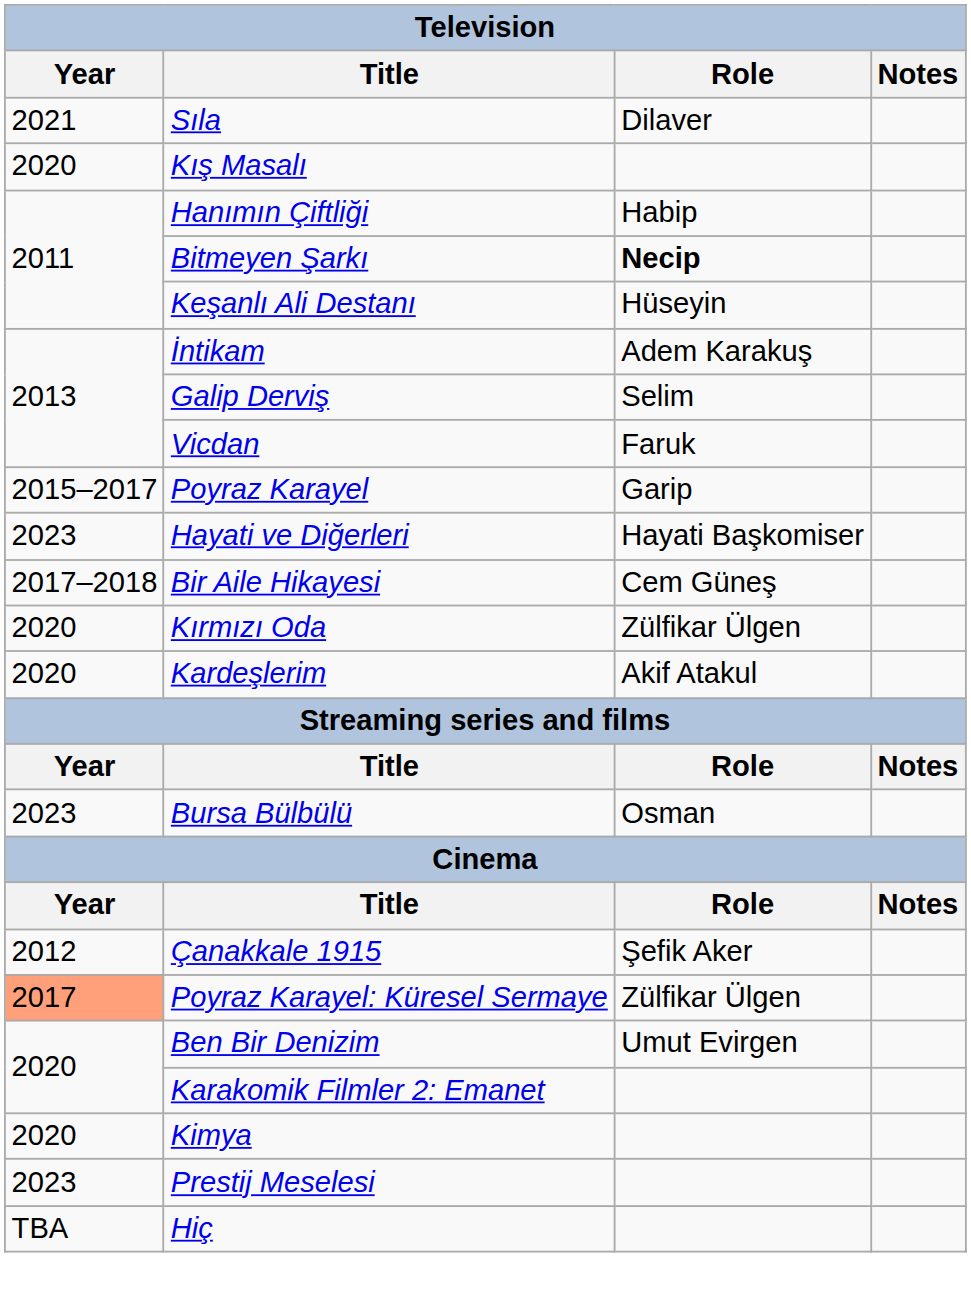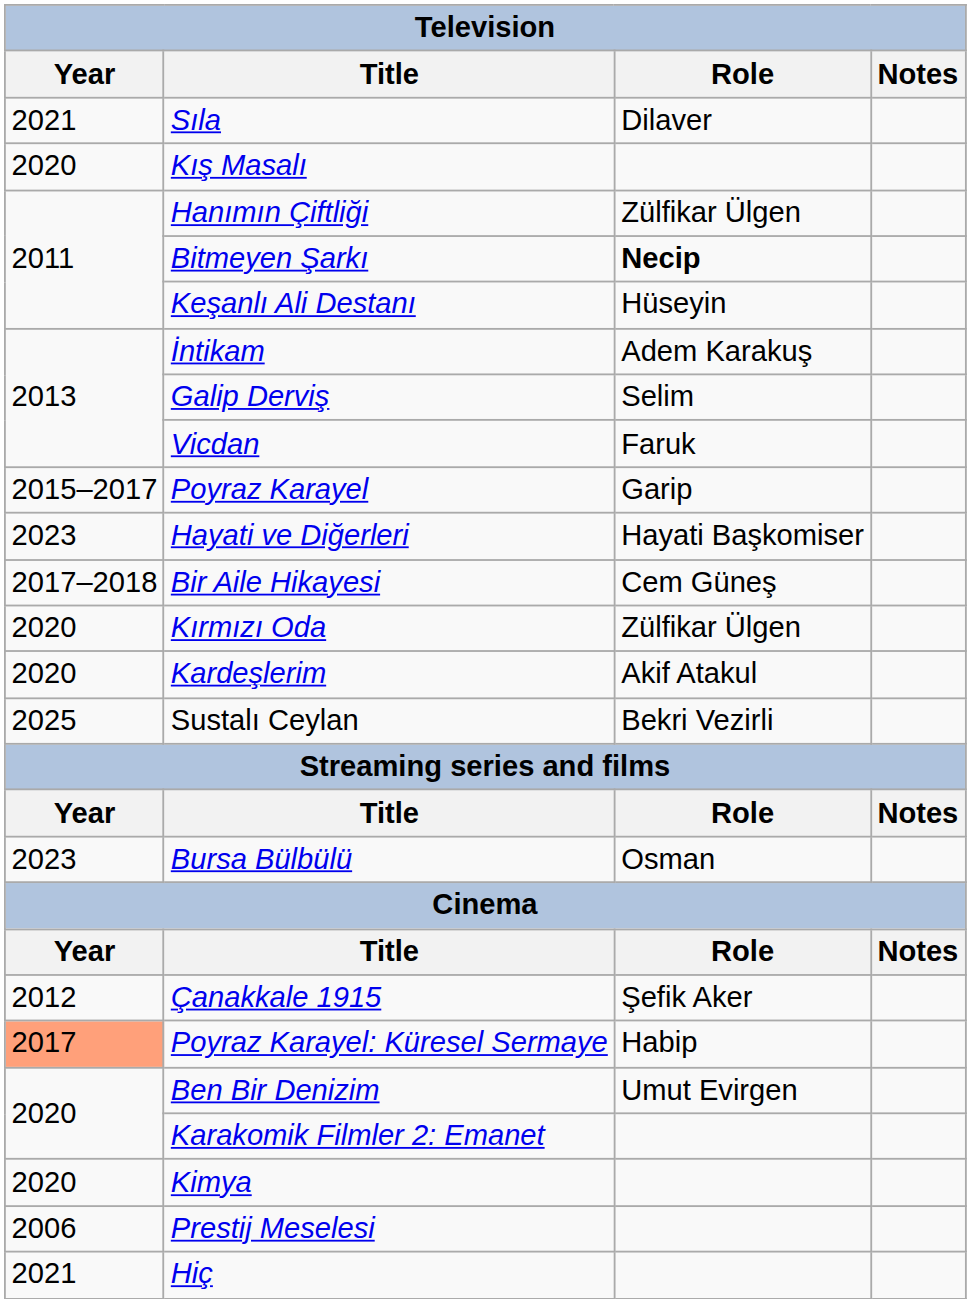(659, 212) Habip -> (711, 212) Zülfikar Ülgen
+ row: (265, 720)
(711, 997) Zülfikar Ülgen -> (659, 1043) Habip
(44, 1182) 2023 -> (44, 1228) 2006
(40, 1228) TBA -> (44, 1274) 2021
